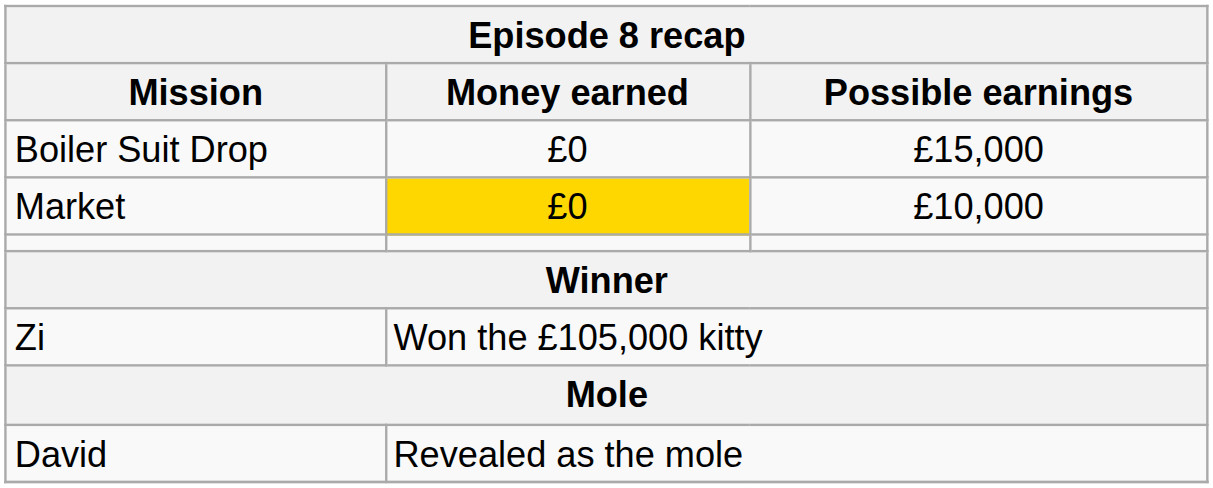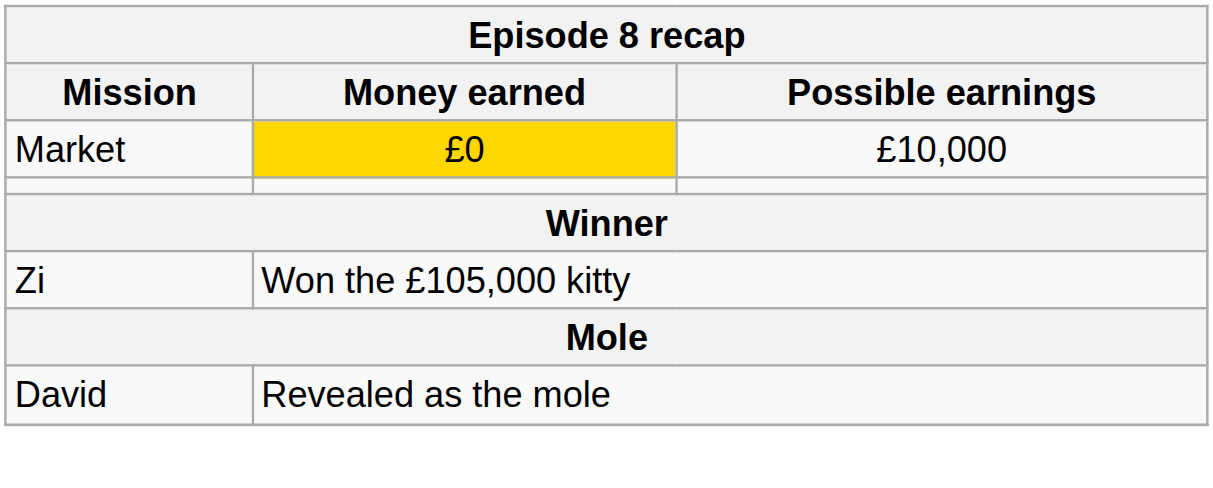- row: (141, 149)
